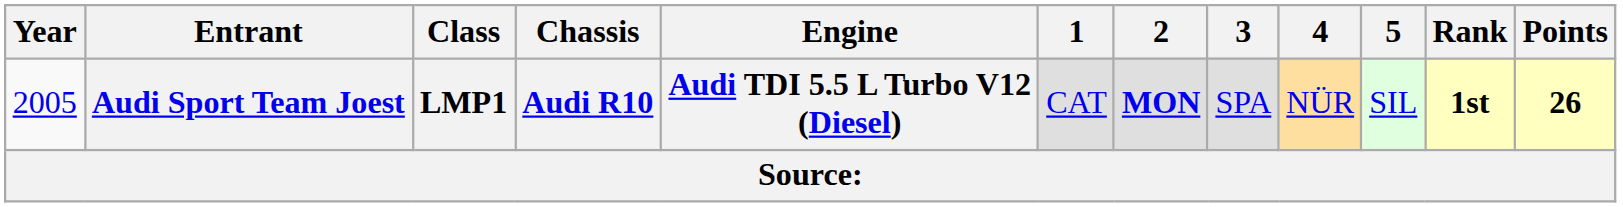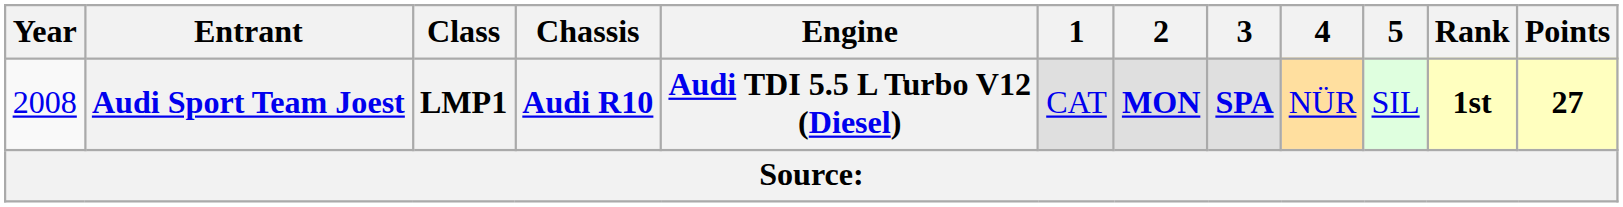(45, 103) 2005 -> (45, 103) 2008
(1243, 103) normal -> (1245, 103) bold
(1565, 103) 26 -> (1568, 103) 27
